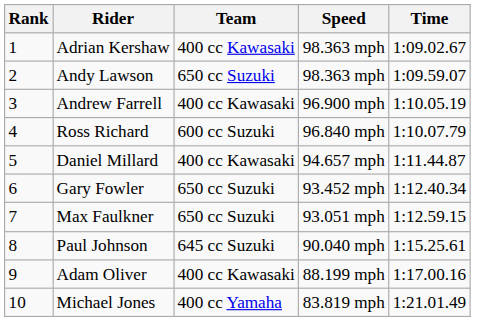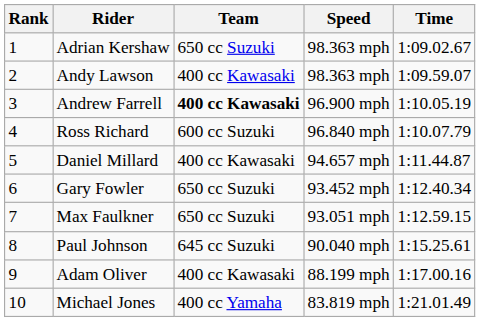(236, 47) 400 cc Kawasaki -> (226, 47) 650 cc Suzuki
(226, 75) 650 cc Suzuki -> (236, 75) 400 cc Kawasaki
(236, 103) normal -> (239, 103) bold
